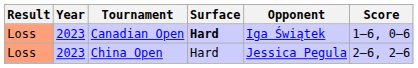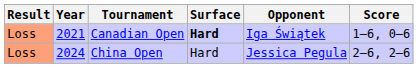(71, 34) 2023 -> (71, 34) 2021
(71, 53) 2023 -> (71, 53) 2024
